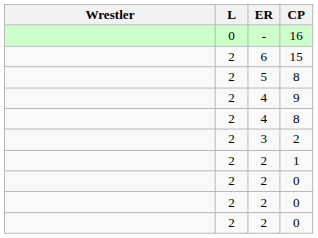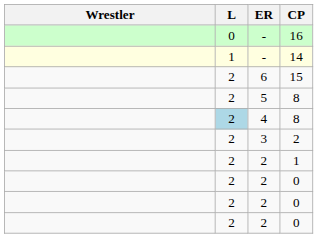+ row: (264, 56)
- row: (264, 98)
(232, 118) no background -> (232, 118) lightblue background
